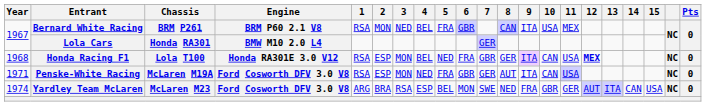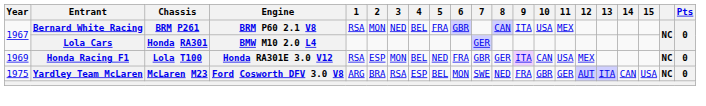(18, 58) 1968 -> (18, 58) 1969
(592, 58) bold -> (586, 58) normal
- row: (88, 73)
(18, 88) 1974 -> (18, 73) 1975
